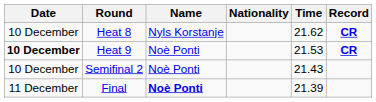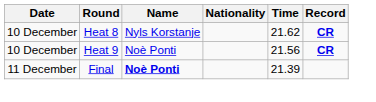(43, 50) bold -> (42, 50) normal
(309, 50) 21.53 -> (285, 50) 21.56
- row: (114, 69)
